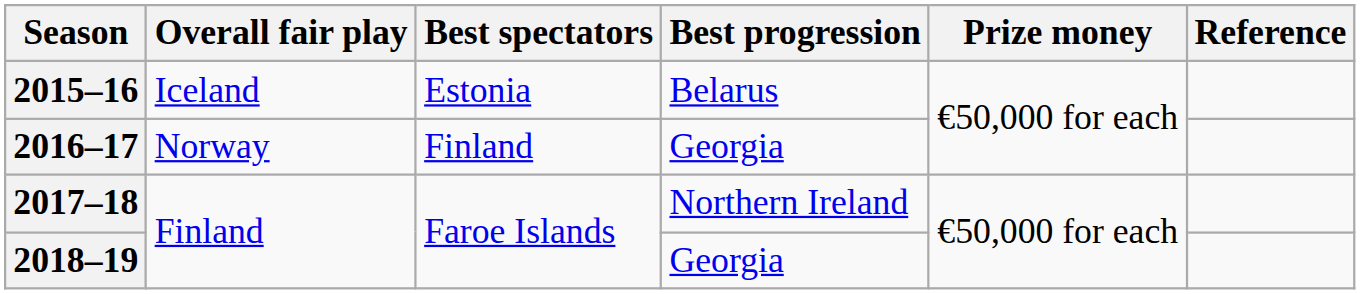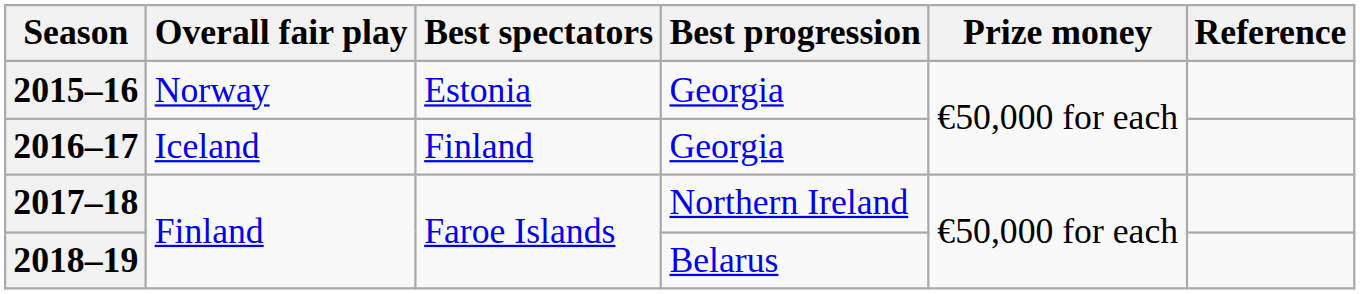(207, 89) Iceland -> (212, 89) Norway
(724, 89) Belarus -> (727, 89) Georgia
(212, 145) Norway -> (207, 145) Iceland
(727, 259) Georgia -> (724, 259) Belarus
